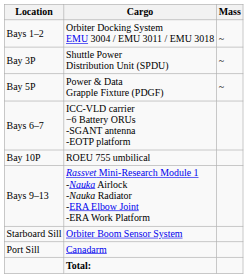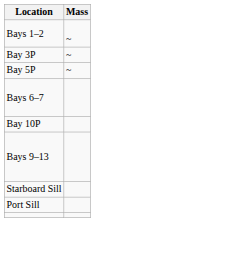- column: (140, 12)
